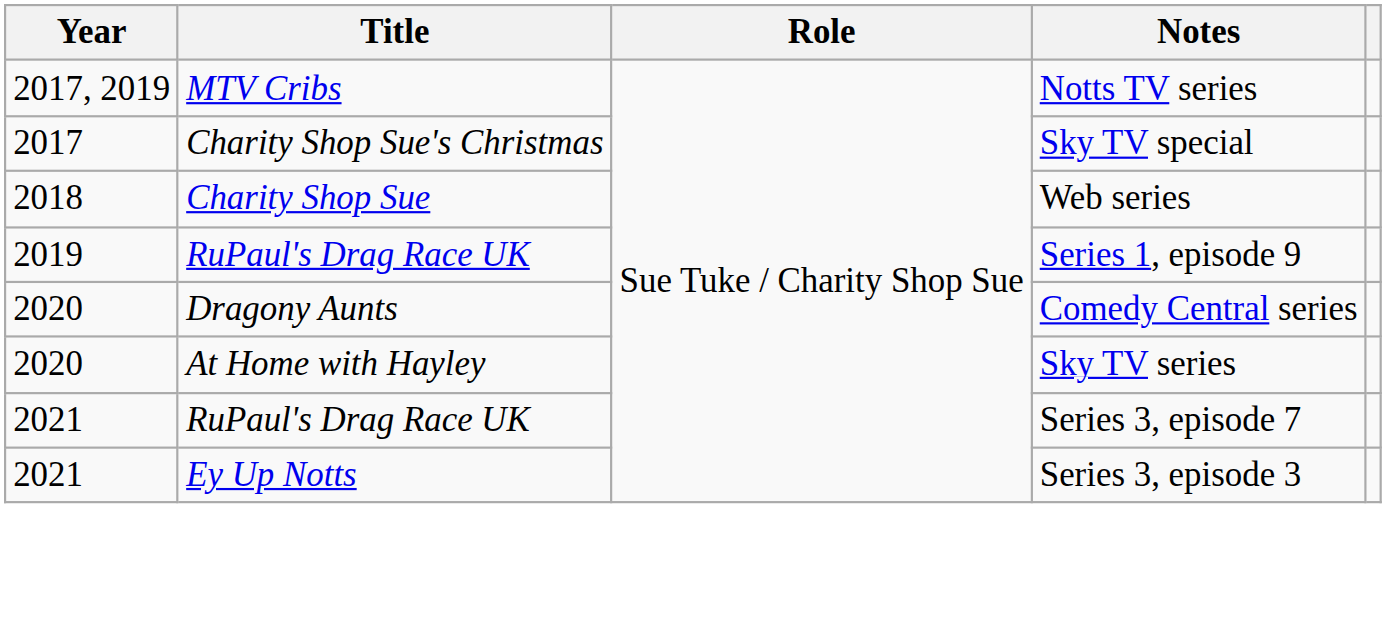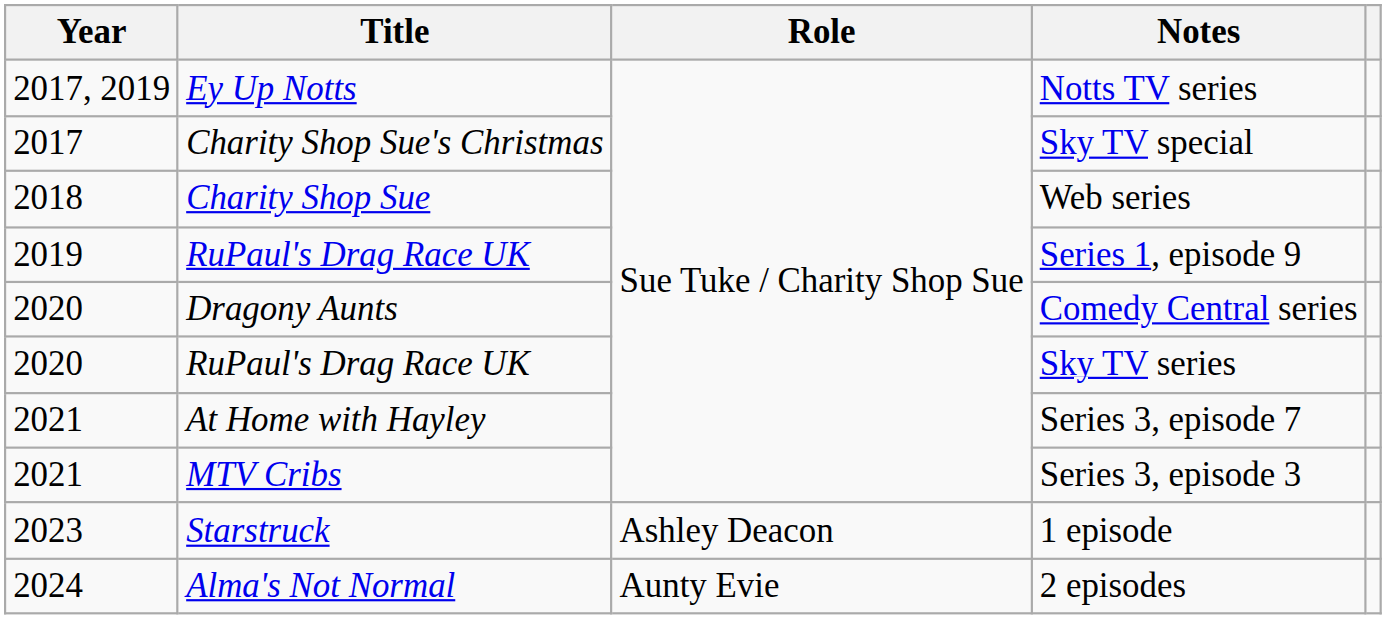(264, 87) MTV Cribs -> (271, 87) Ey Up Notts
(336, 364) At Home with Hayley -> (358, 364) RuPaul's Drag Race UK
(358, 419) RuPaul's Drag Race UK -> (336, 419) At Home with Hayley
(271, 474) Ey Up Notts -> (264, 474) MTV Cribs
+ row: (1106, 530)
+ row: (1113, 585)
